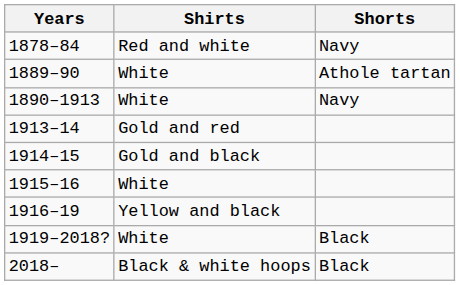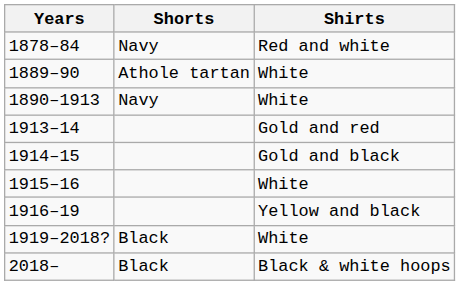columns swapped: (214, 18) <-> (385, 18)
